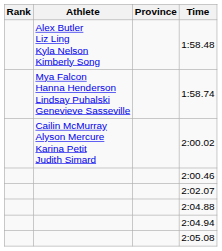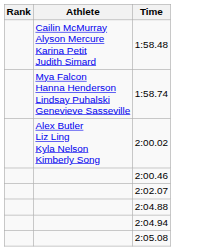- column: (156, 12)
(68, 44) Alex Butler Liz Ling Kyla Nelson Kimberly Song -> (71, 44) Cailin McMurray Alyson Mercure Karina Petit Judith Simard
(71, 143) Cailin McMurray Alyson Mercure Karina Petit Judith Simard -> (68, 143) Alex Butler Liz Ling Kyla Nelson Kimberly Song
